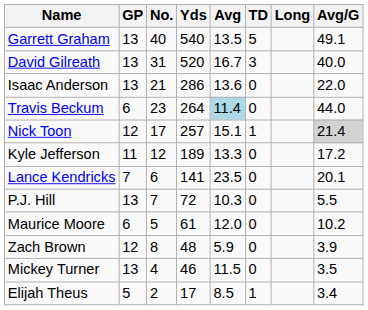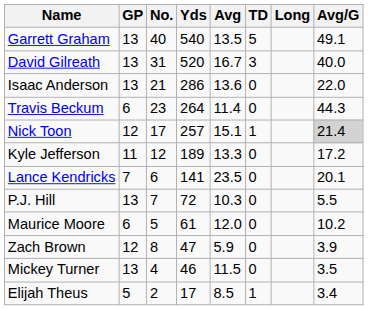(227, 108) lightblue background -> (227, 108) no background
(331, 108) 44.0 -> (331, 108) 44.3
(188, 246) 48 -> (188, 246) 47
